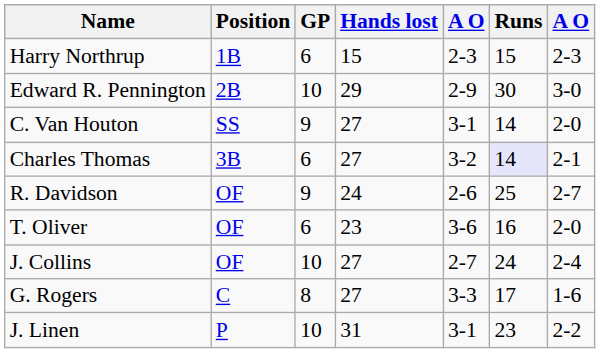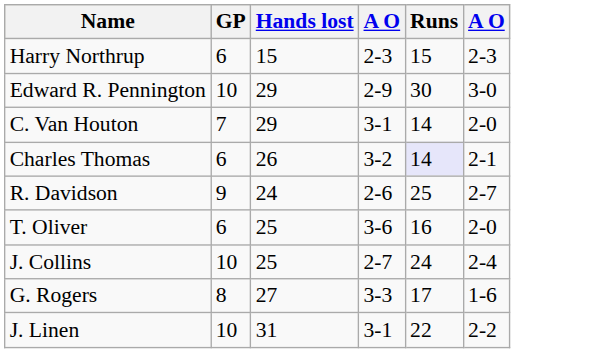- column: (253, 21)
(306, 124) 9 -> (221, 124) 7
(351, 124) 27 -> (267, 124) 29
(351, 158) 27 -> (267, 158) 26
(351, 227) 23 -> (267, 227) 25
(351, 261) 27 -> (267, 261) 25
(505, 329) 23 -> (421, 329) 22
